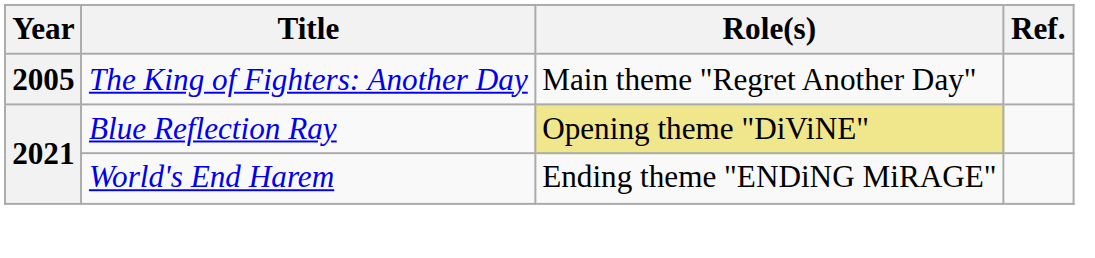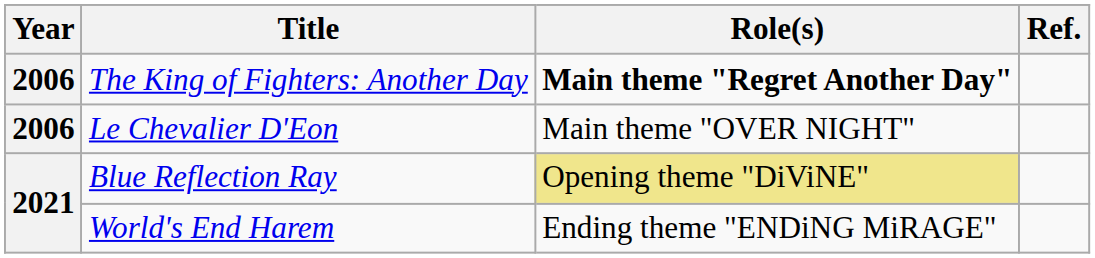(43, 78) 2005 -> (43, 78) 2006
(759, 78) normal -> (777, 78) bold
+ row: (214, 128)
